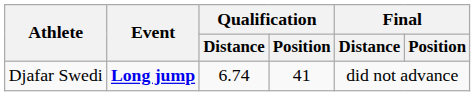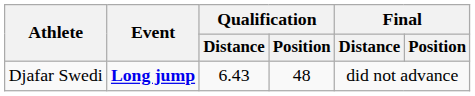(234, 76) 6.74 -> (234, 76) 6.43
(302, 76) 41 -> (302, 76) 48
